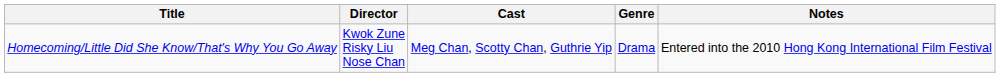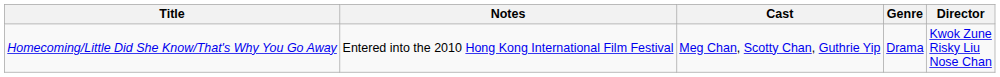columns swapped: (374, 14) <-> (826, 14)
